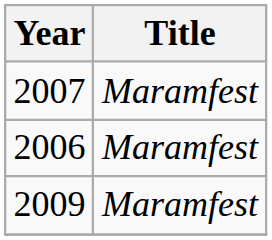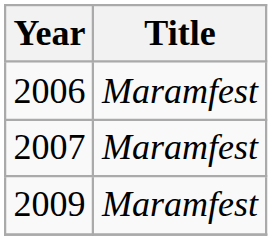rows swapped: (49, 147) <-> (49, 90)
